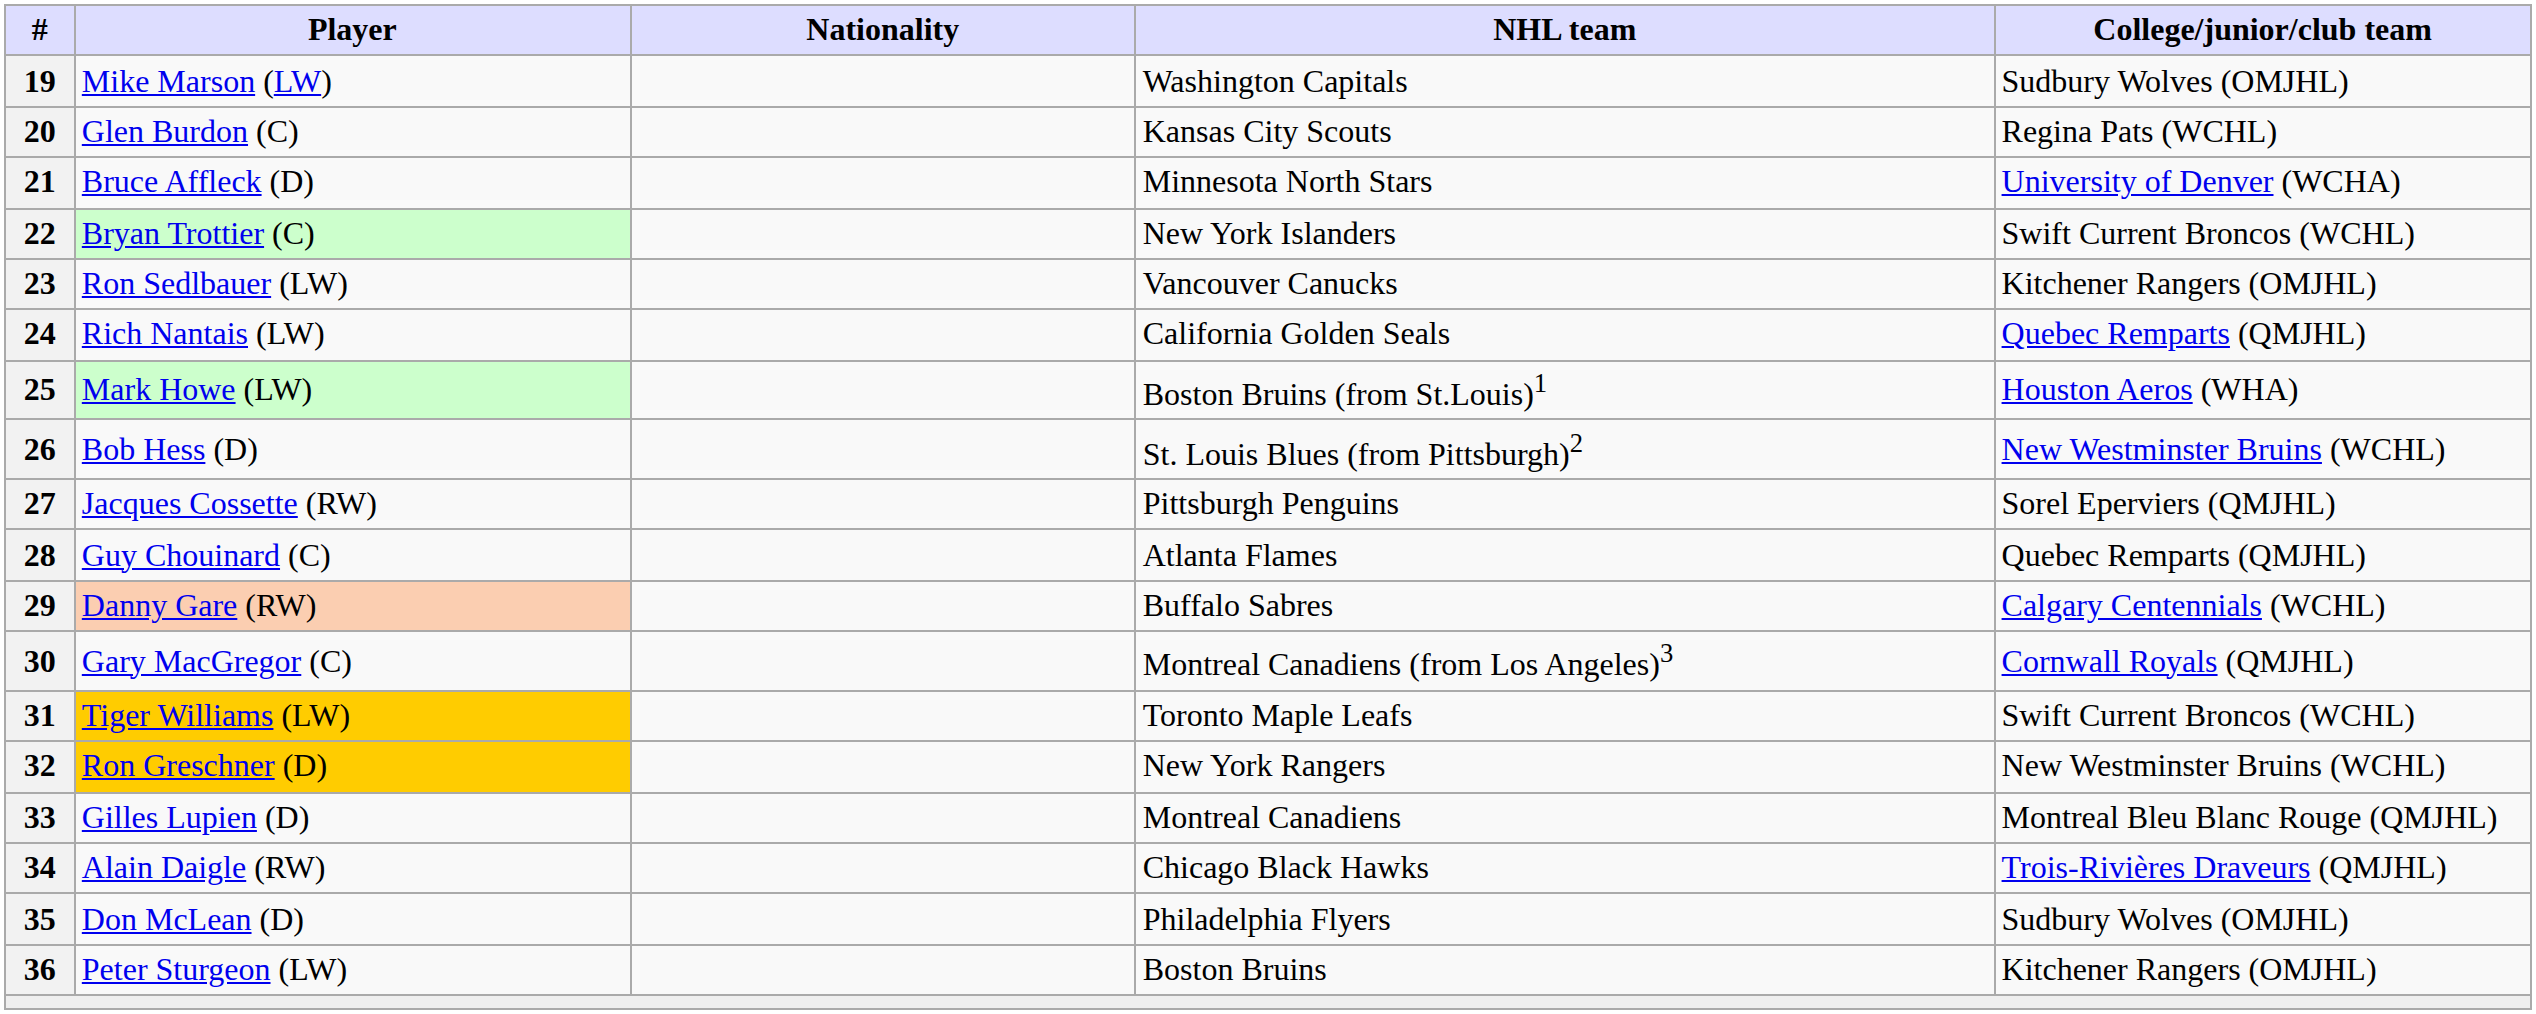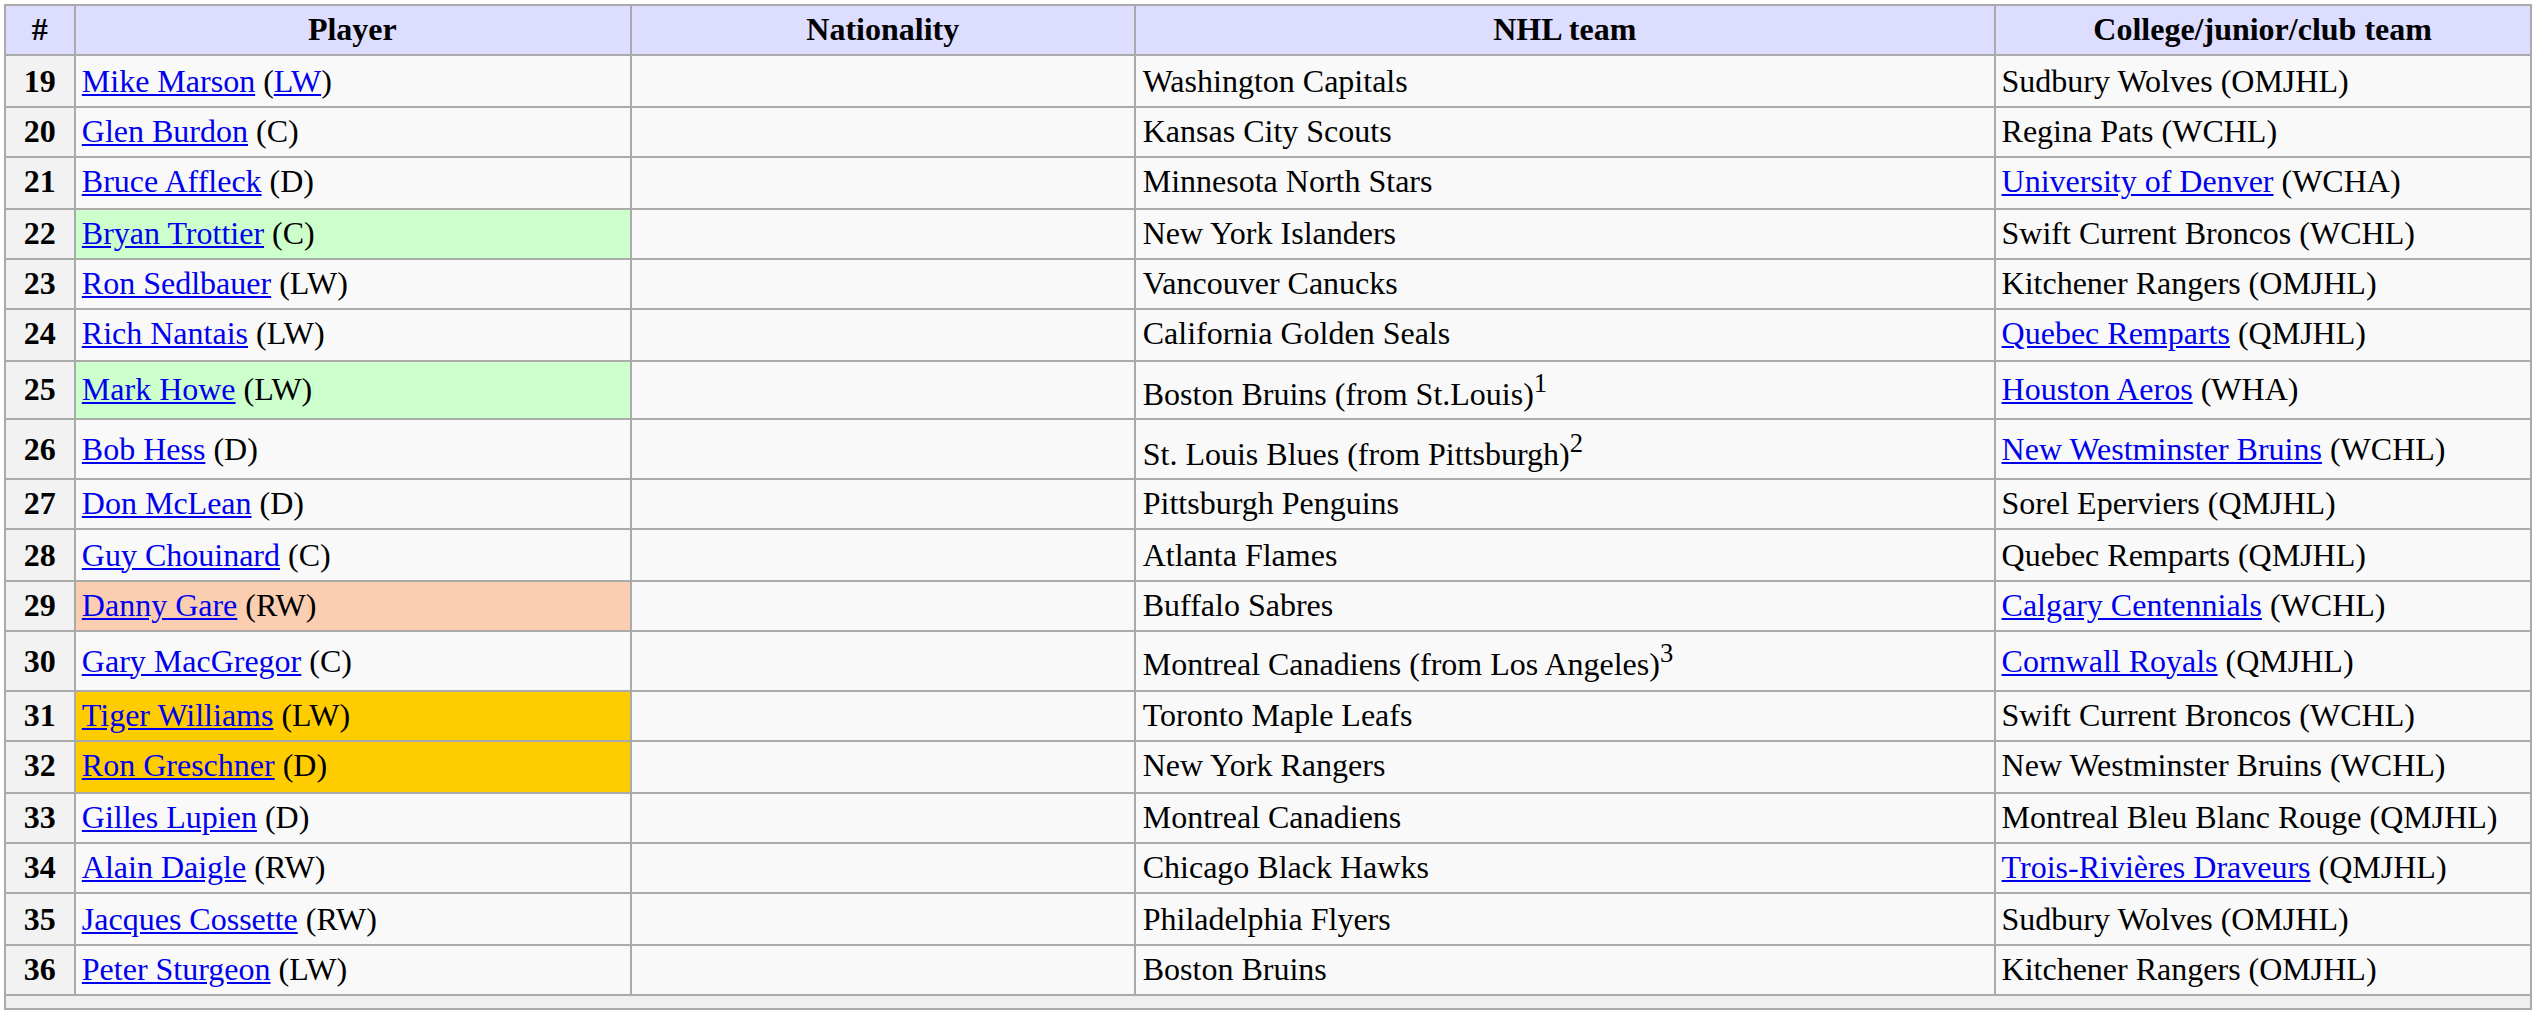(229, 503) Jacques Cossette (RW) -> (193, 503) Don McLean (D)
(193, 918) Don McLean (D) -> (229, 918) Jacques Cossette (RW)
